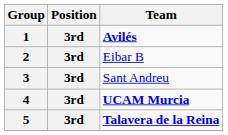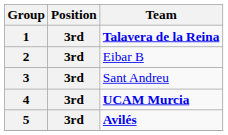(120, 36) Avilés -> (161, 36) Talavera de la Reina
(161, 120) Talavera de la Reina -> (120, 120) Avilés
